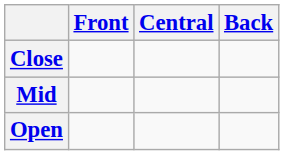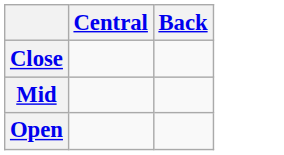- column: (101, 22)
